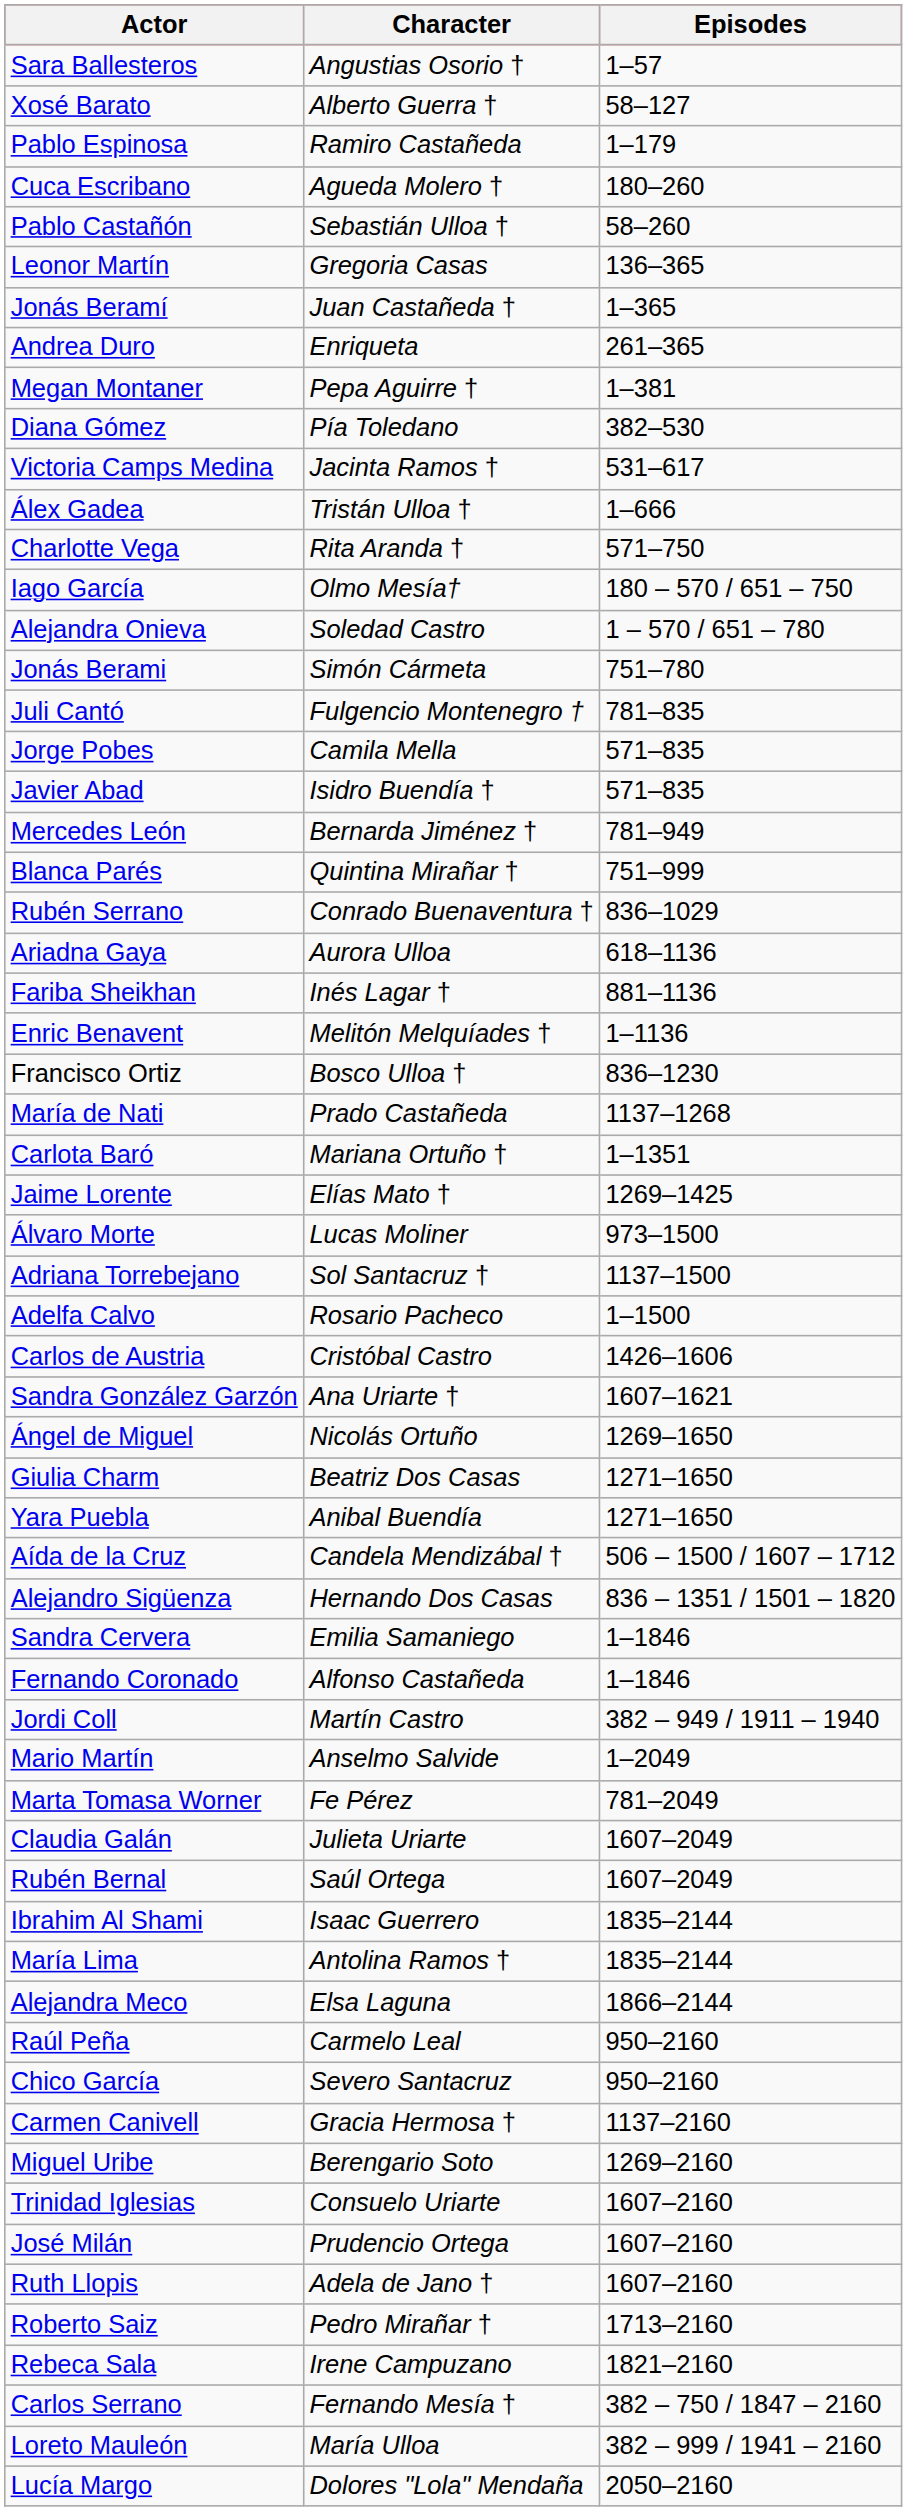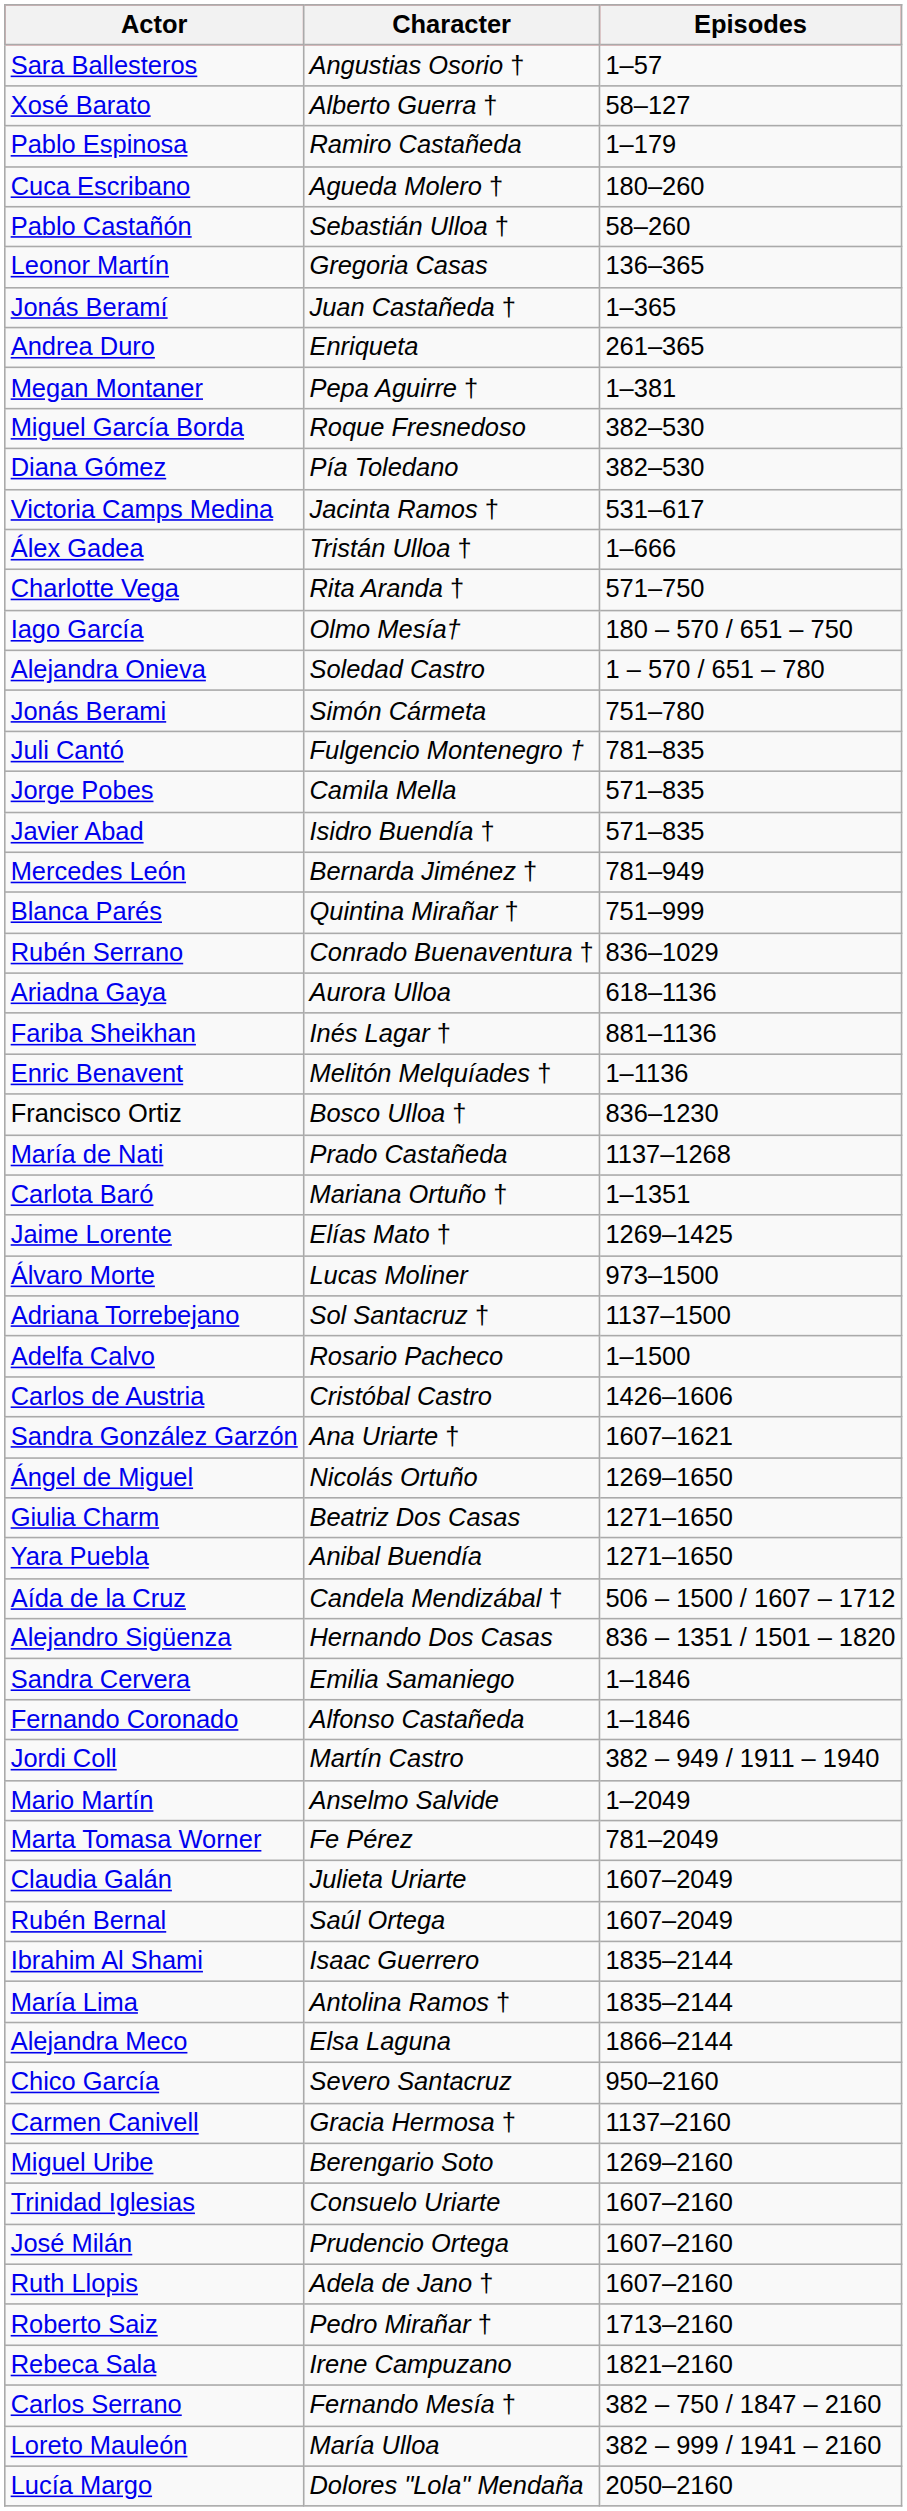+ row: (127, 428)
- row: (70, 2041)
